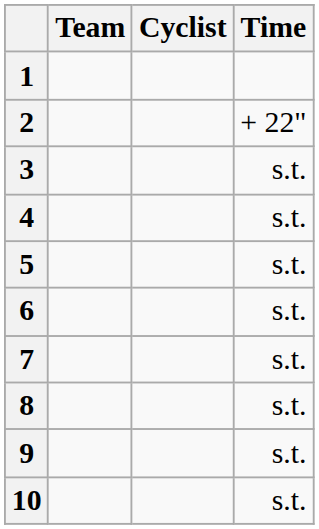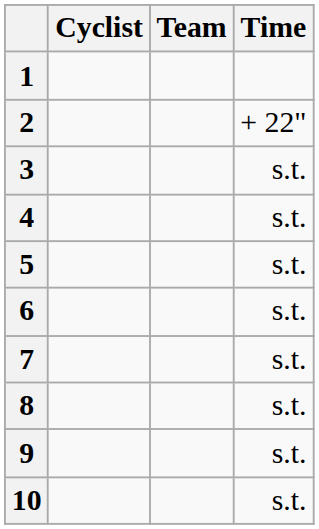columns swapped: (183, 28) <-> (90, 28)
